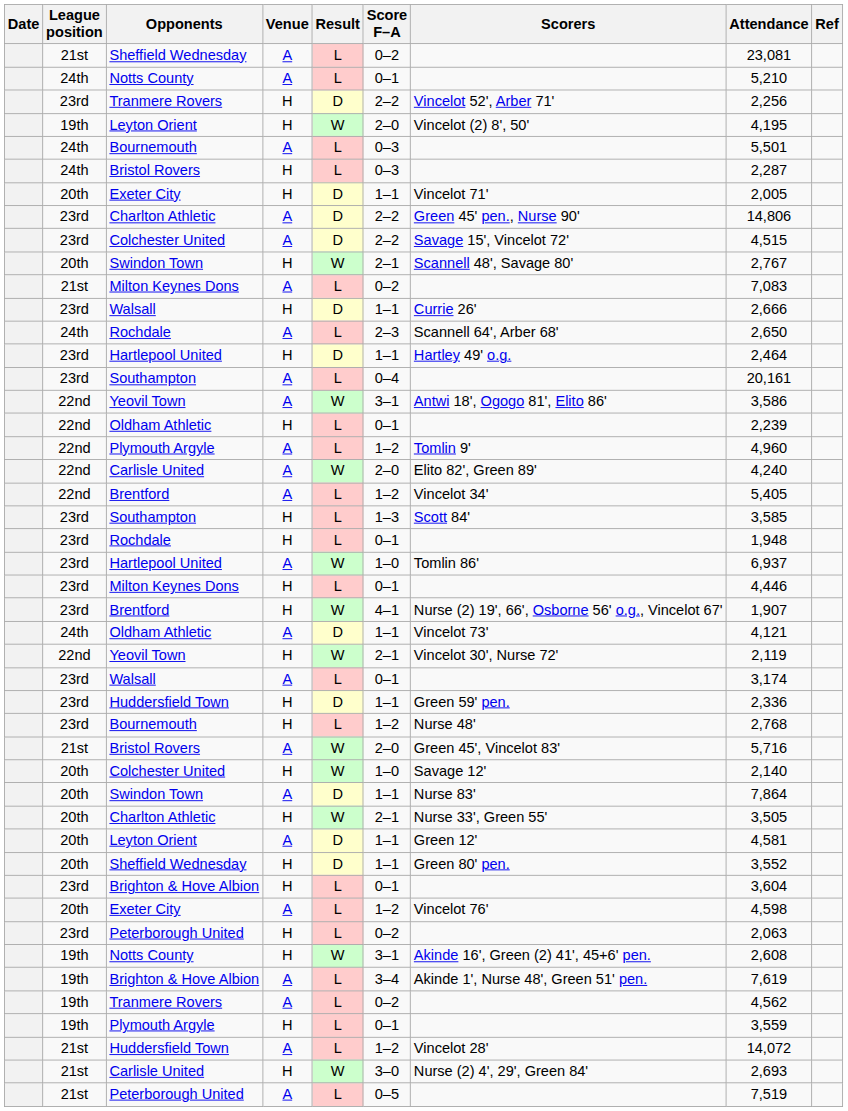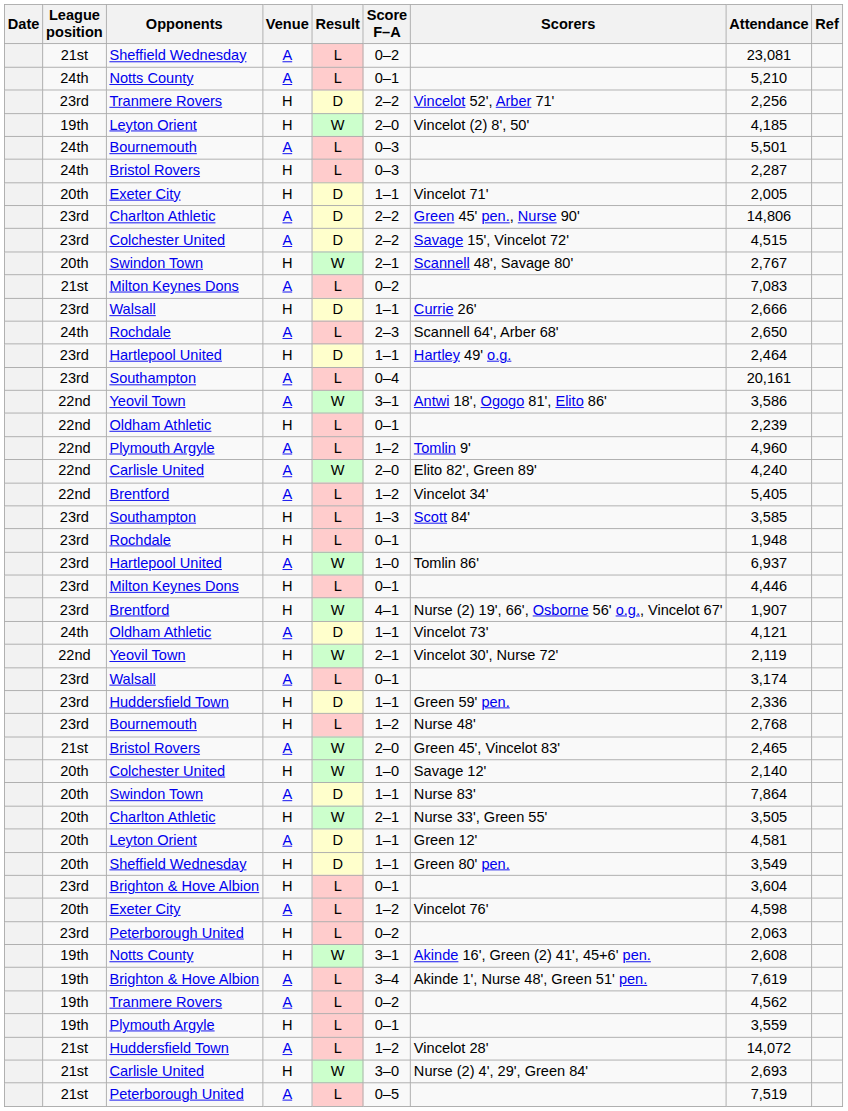(769, 124) 4,195 -> (769, 124) 4,185
(769, 748) 5,716 -> (769, 748) 2,465
(769, 863) 3,552 -> (769, 863) 3,549
